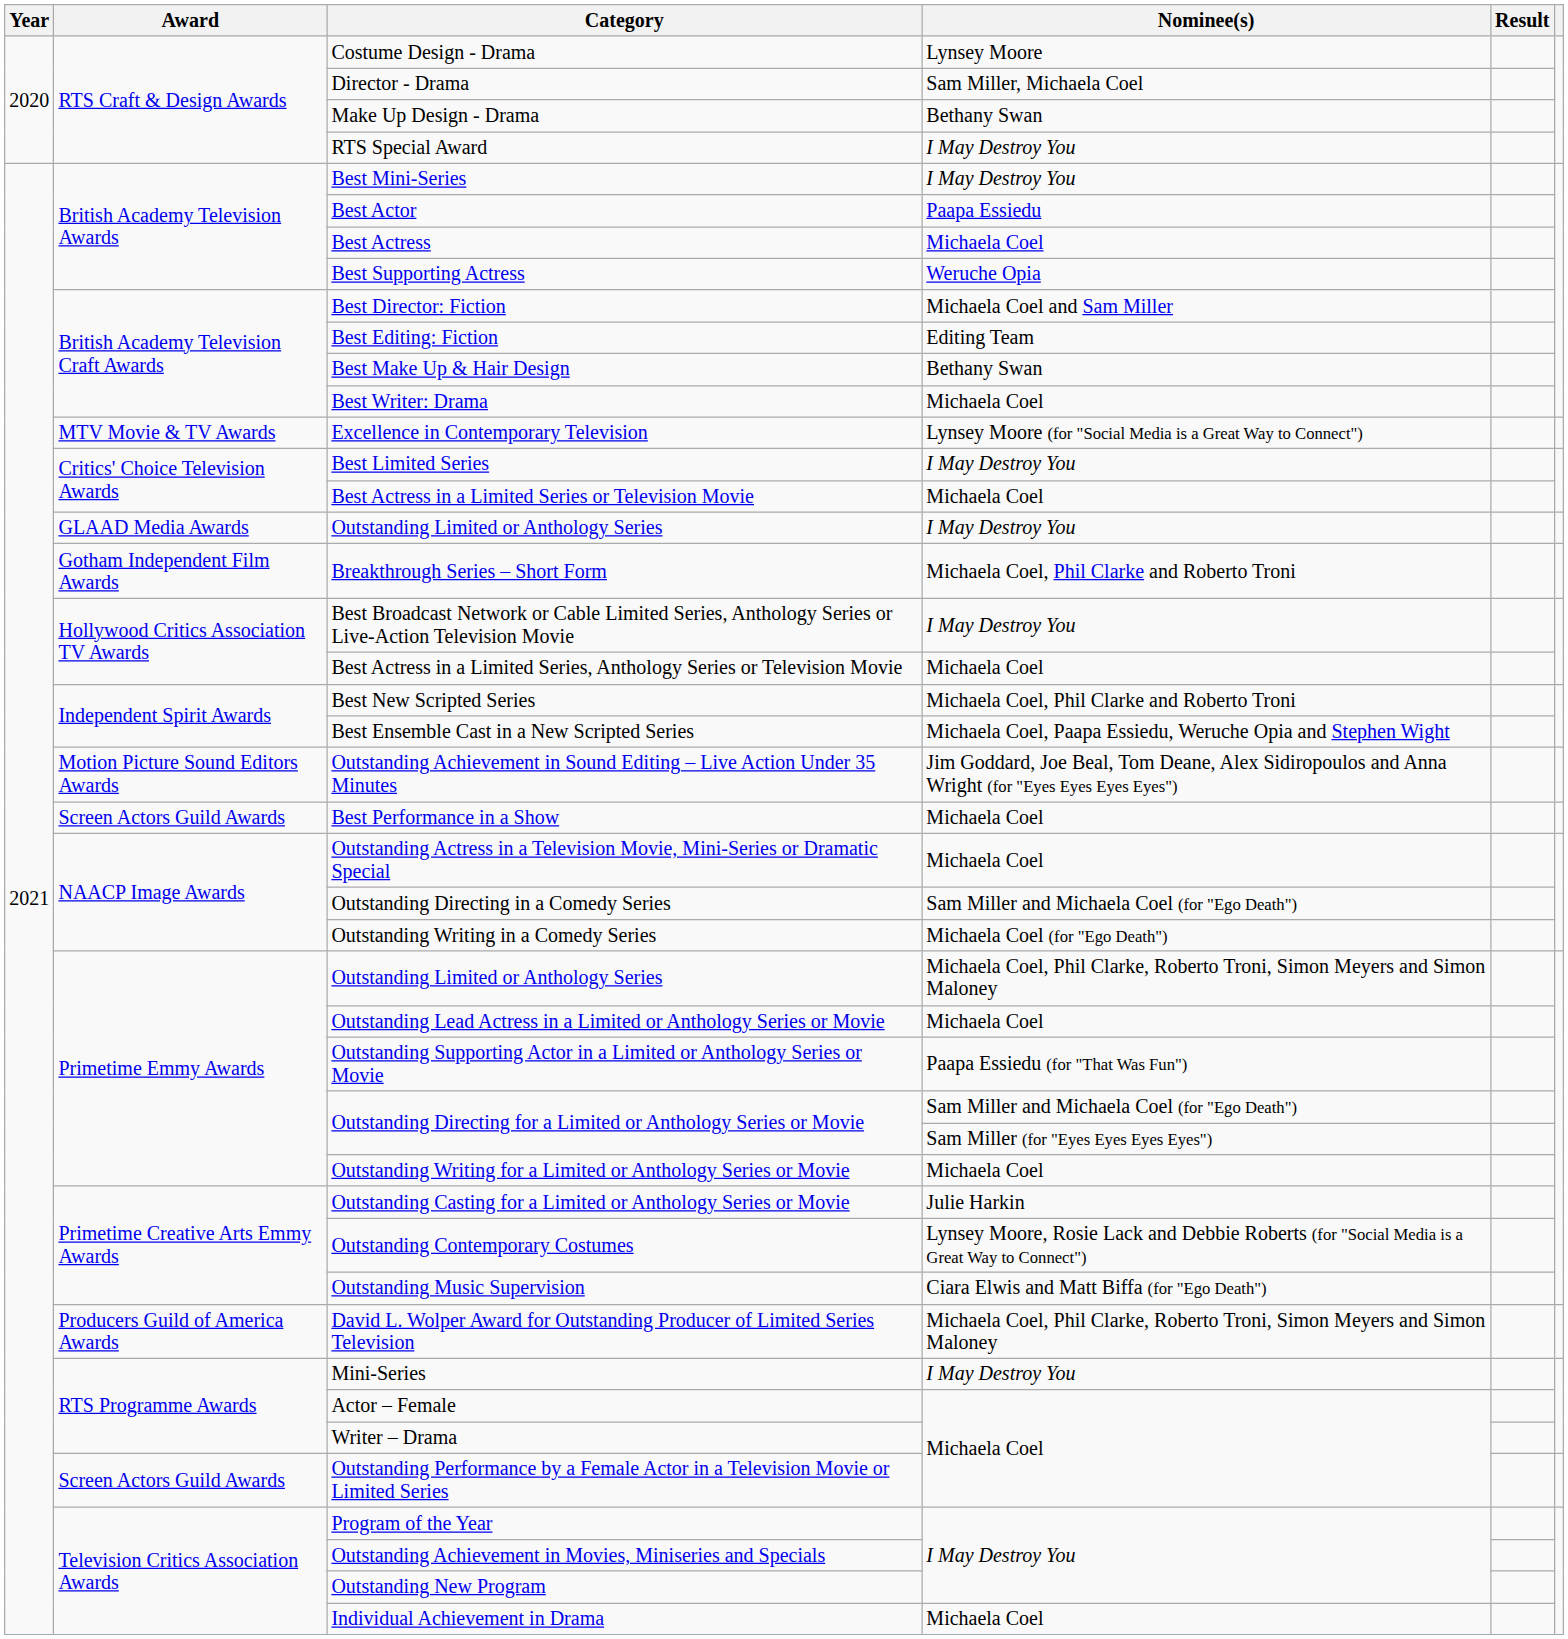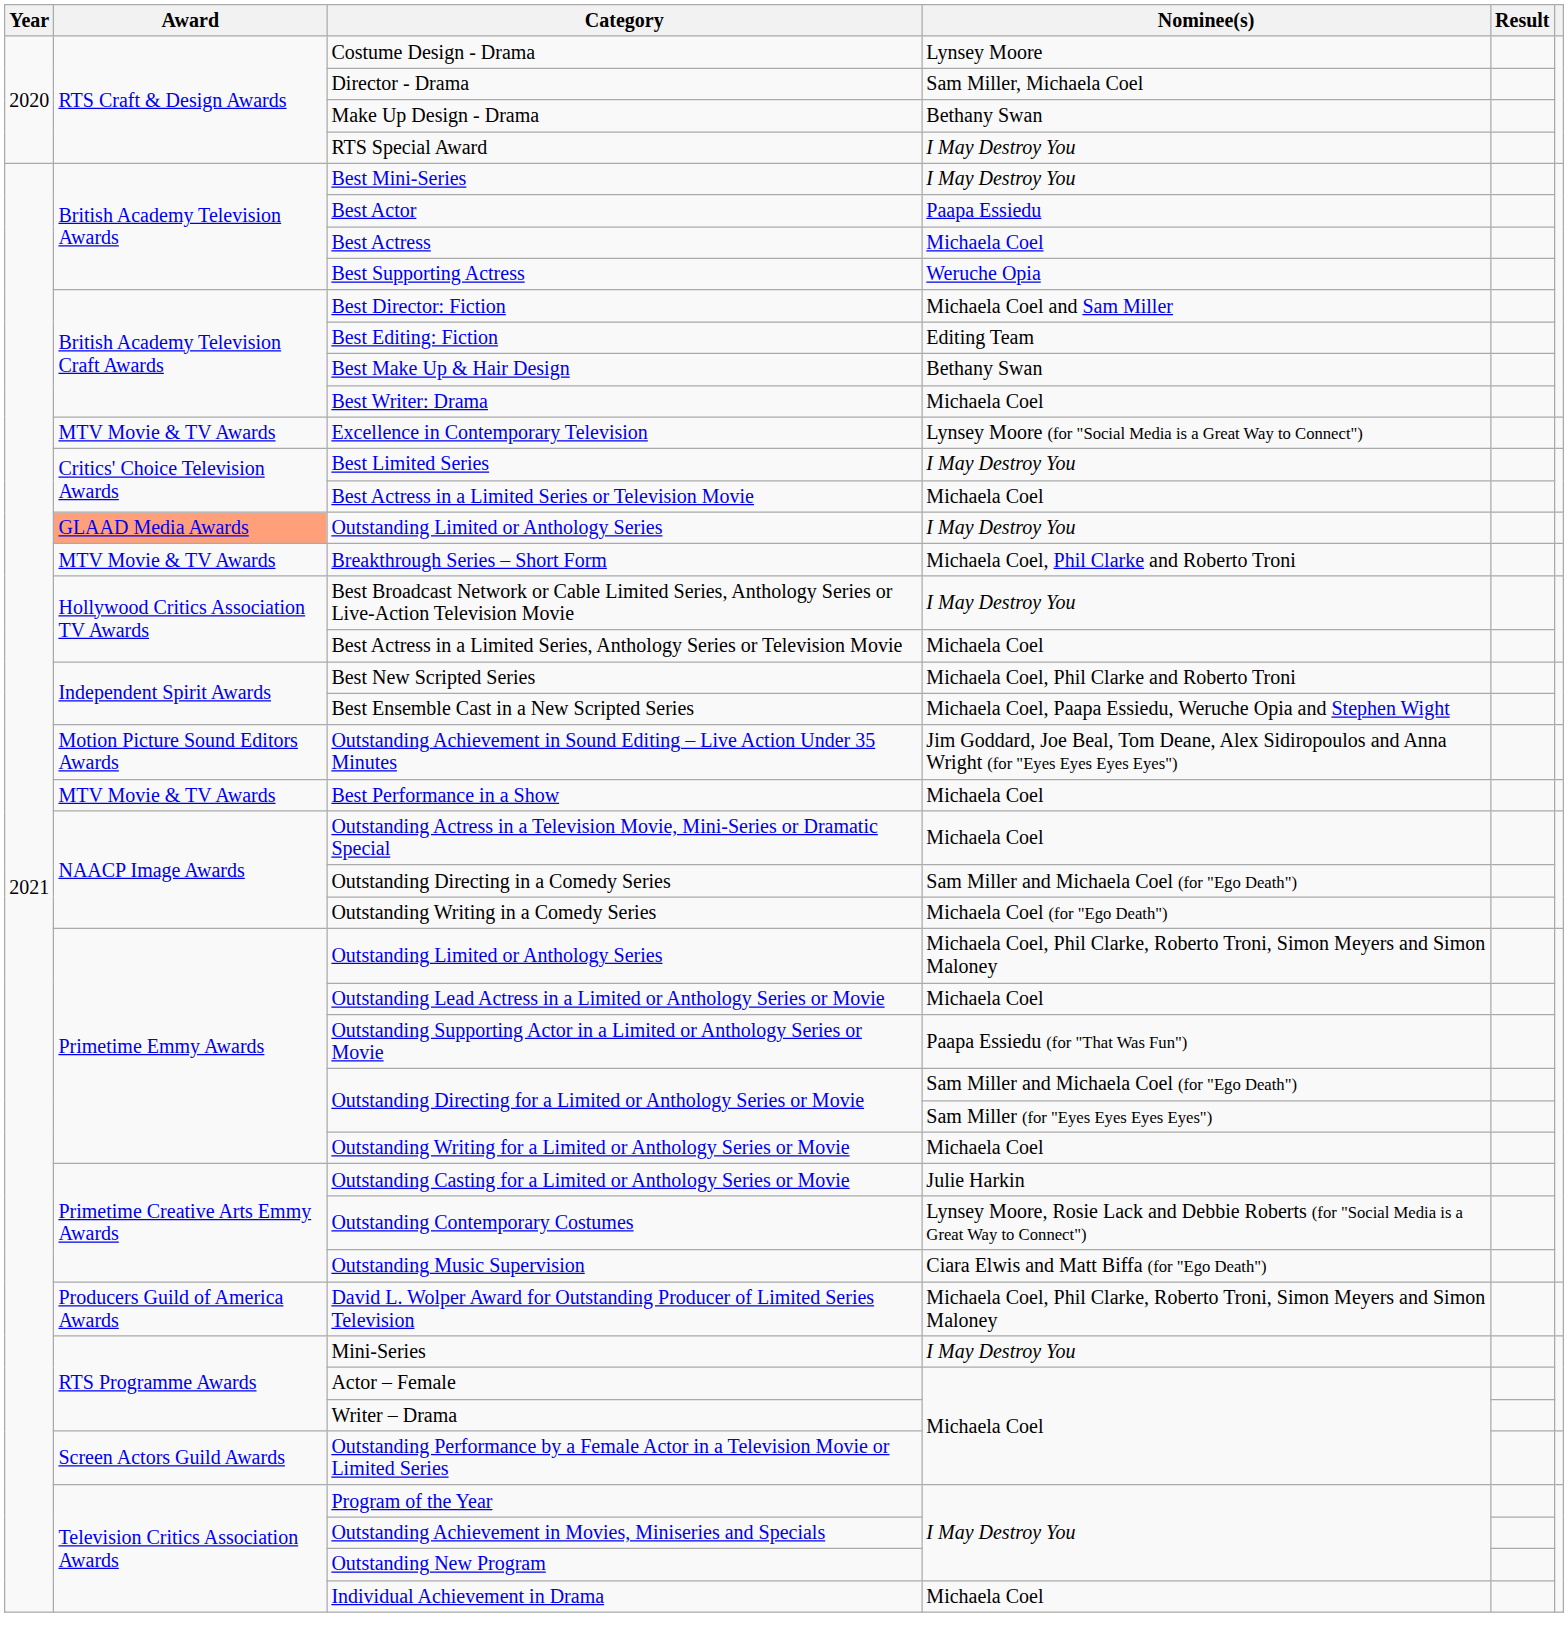(154, 527) no background -> (154, 527) lightsalmon background
(164, 570) Gotham Independent Film Awards -> (167, 559) MTV Movie & TV Awards
(172, 817) Screen Actors Guild Awards -> (167, 794) MTV Movie & TV Awards
